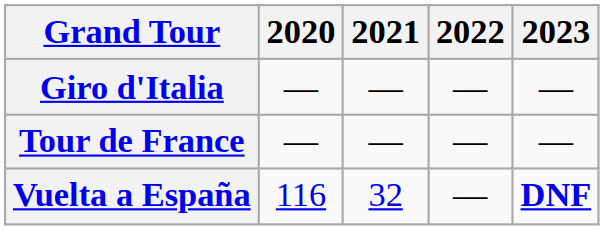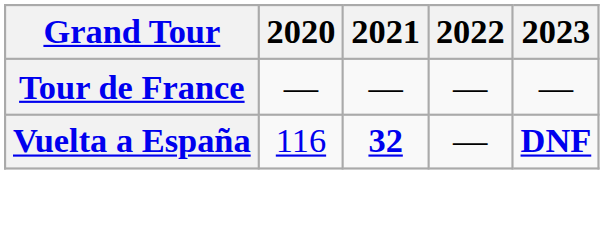- row: (132, 86)
(386, 195) normal -> (386, 140) bold
